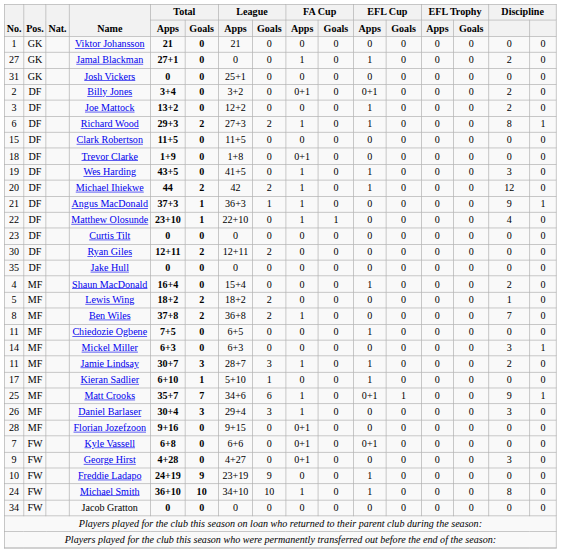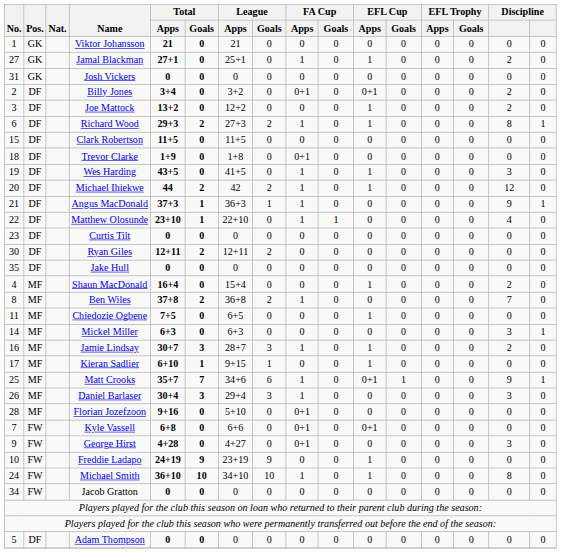(235, 60) 0 -> (235, 60) 25+1
(235, 76) 25+1 -> (235, 76) 0
- row: (110, 300)
(14, 364) 11 -> (14, 348) 16
(235, 380) 5+10 -> (235, 364) 9+15
(235, 428) 9+15 -> (235, 412) 5+10
+ row: (110, 540)
